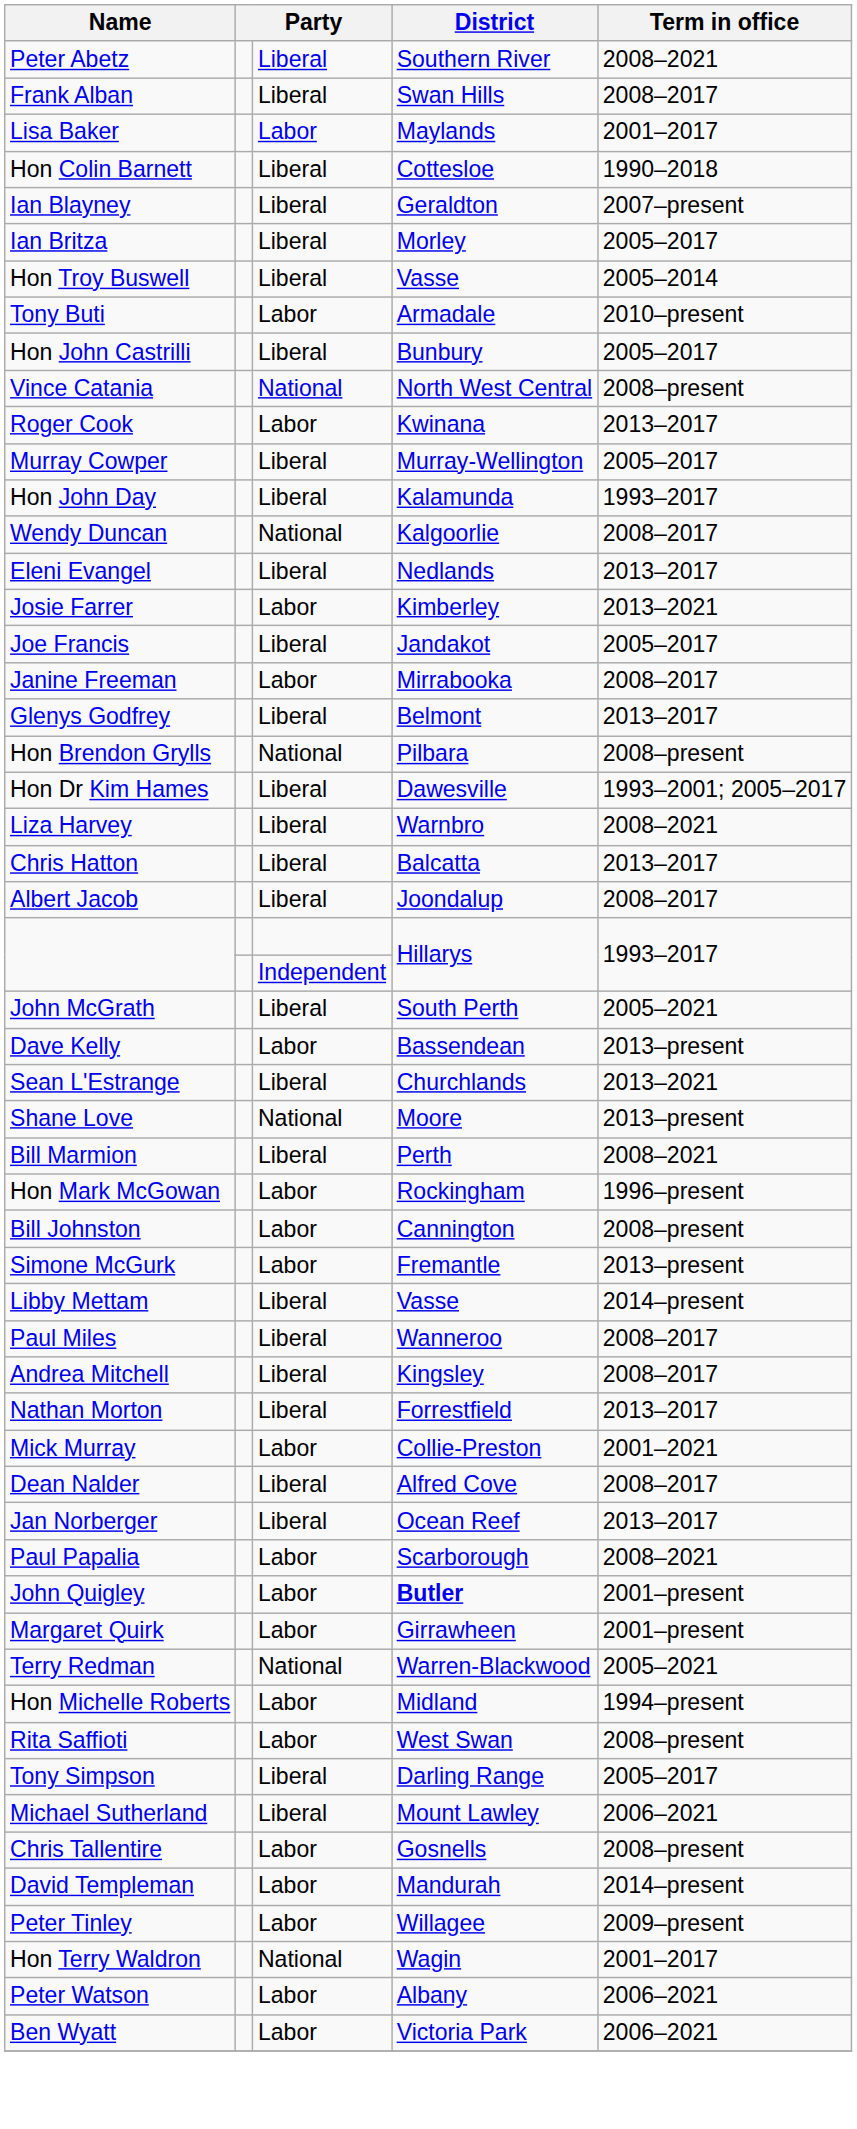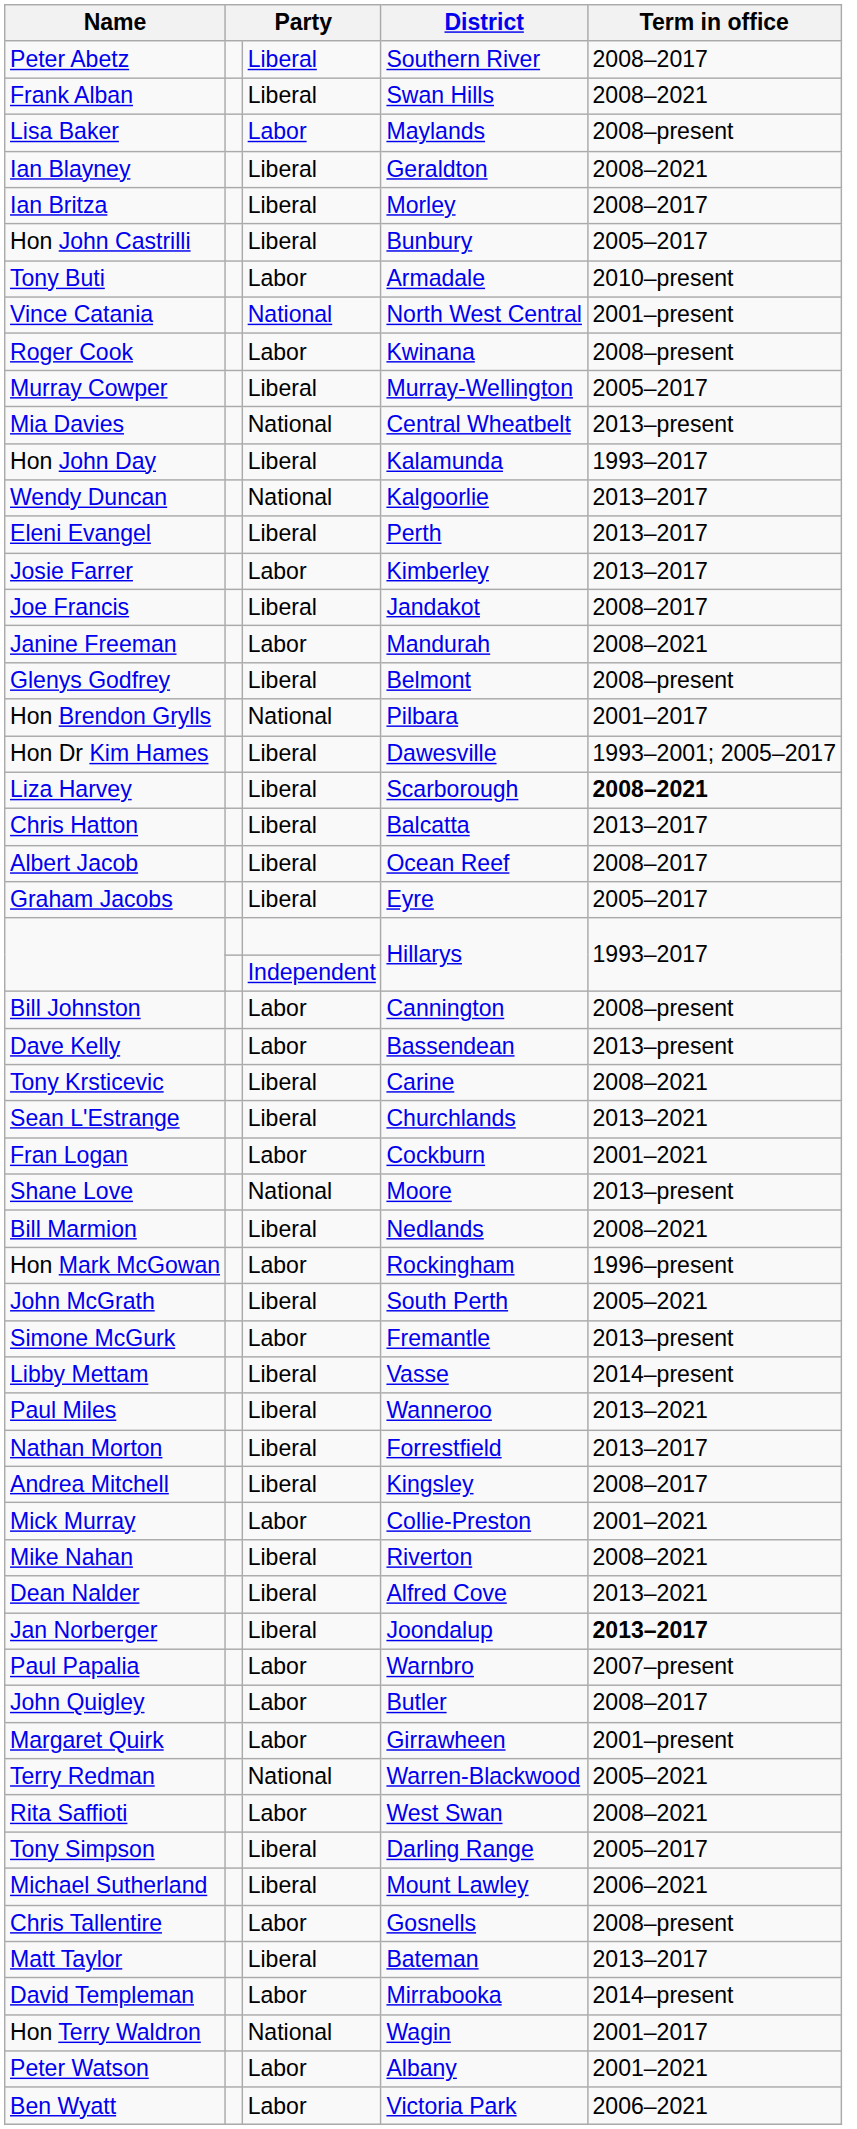(660, 59) 2008–2021 -> (650, 59) 2008–2017
(660, 95) 2008–2017 -> (650, 95) 2008–2021
(660, 132) 2001–2017 -> (663, 132) 2008–present
- row: (101, 168)
(673, 205) 2007–present -> (650, 168) 2008–2021
(660, 242) 2005–2017 -> (650, 205) 2008–2017
- row: (100, 278)
rows swapped: (57, 315) <-> (100, 351)
(673, 388) 2008–present -> (663, 315) 2001–present
(660, 424) 2013–2017 -> (663, 351) 2008–present
+ row: (67, 424)
(660, 534) 2008–2017 -> (650, 497) 2013–2017
(445, 570) Nedlands -> (414, 534) Perth
(660, 607) 2013–2021 -> (650, 570) 2013–2017
(660, 643) 2005–2017 -> (650, 607) 2008–2017
(454, 680) Mirrabooka -> (438, 643) Mandurah
(660, 680) 2008–2017 -> (650, 643) 2008–2021
(660, 717) 2013–2017 -> (663, 680) 2008–present
(673, 753) 2008–present -> (650, 717) 2001–2017
(440, 826) Warnbro -> (452, 790) Scarborough
(660, 826) normal -> (650, 790) bold
(450, 899) Joondalup -> (448, 863) Ocean Reef
+ row: (91, 899)
rows swapped: (75, 1228) <-> (82, 1009)
+ row: (87, 1082)
+ row: (69, 1155)
(424, 1155) Perth -> (435, 1228) Nedlands
(660, 1338) 2008–2017 -> (650, 1411) 2013–2021
rows swapped: (89, 1374) <-> (86, 1411)
+ row: (72, 1557)
(660, 1484) 2008–2017 -> (650, 1593) 2013–2021
(458, 1520) Ocean Reef -> (440, 1630) Joondalup
(660, 1520) normal -> (650, 1630) bold
(463, 1557) Scarborough -> (430, 1667) Warnbro
(660, 1557) 2008–2021 -> (663, 1667) 2007–present
(430, 1593) bold -> (417, 1703) normal
(673, 1593) 2001–present -> (650, 1703) 2008–2017
- row: (120, 1703)
(673, 1740) 2008–present -> (650, 1813) 2008–2021
+ row: (66, 1959)
(449, 1886) Mandurah -> (444, 1995) Mirrabooka
- row: (71, 1922)
(660, 1995) 2006–2021 -> (650, 2069) 2001–2021
